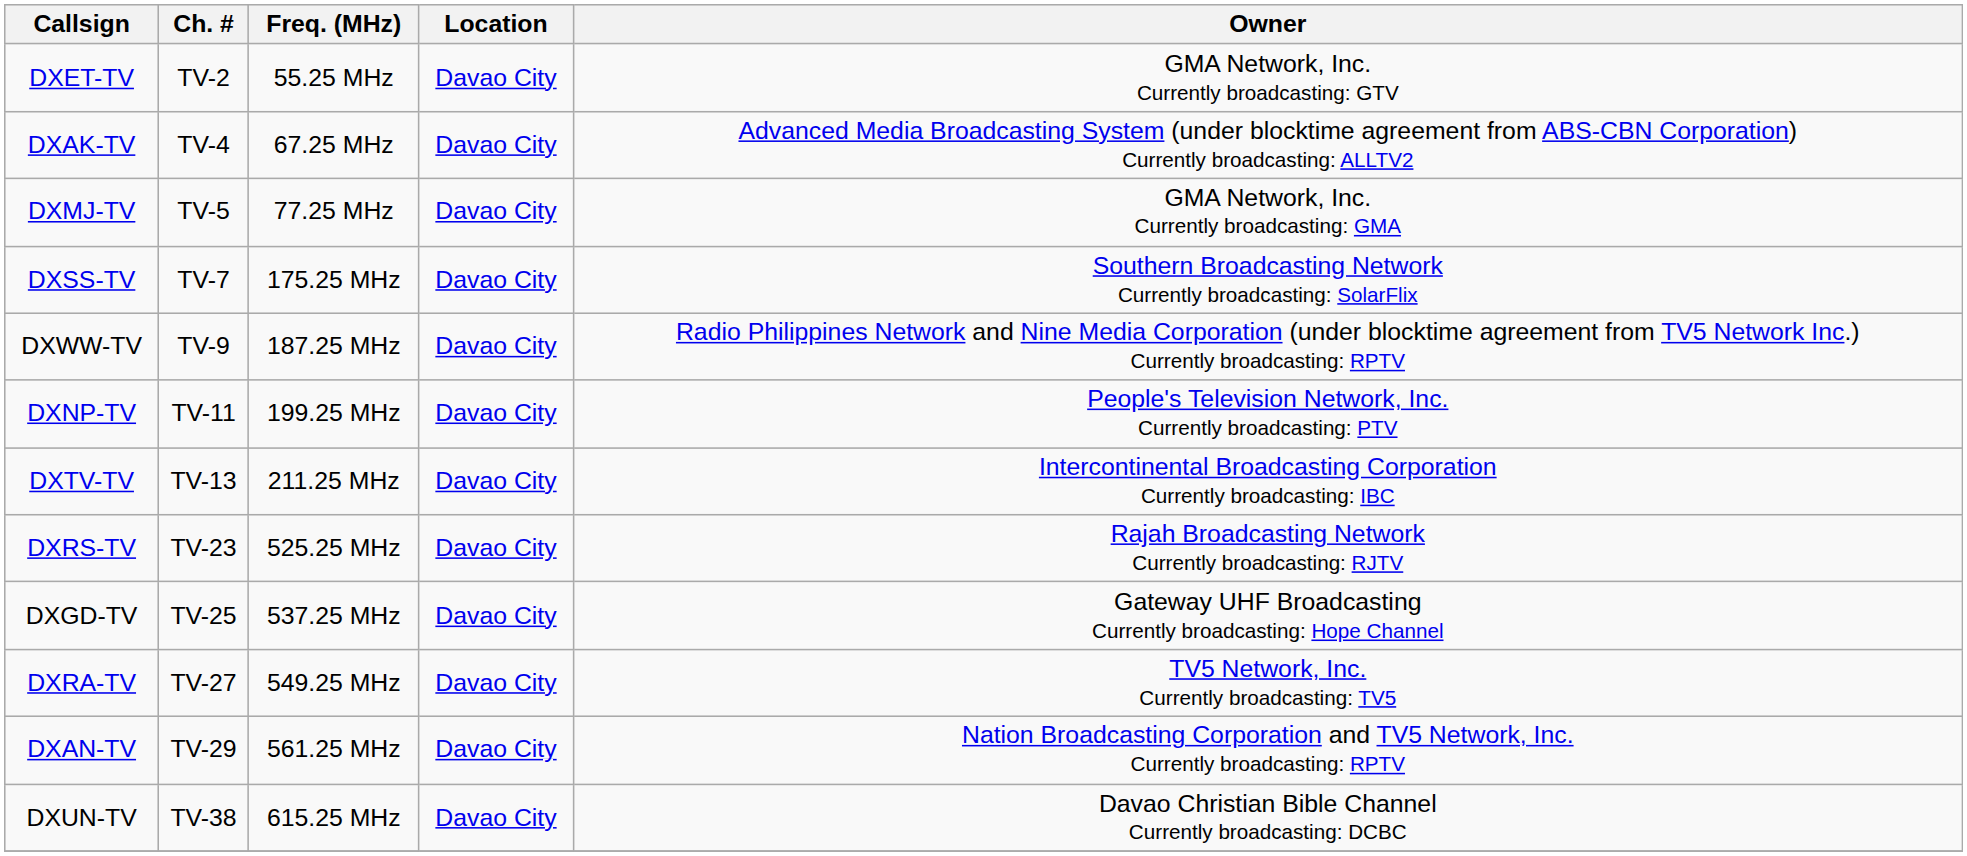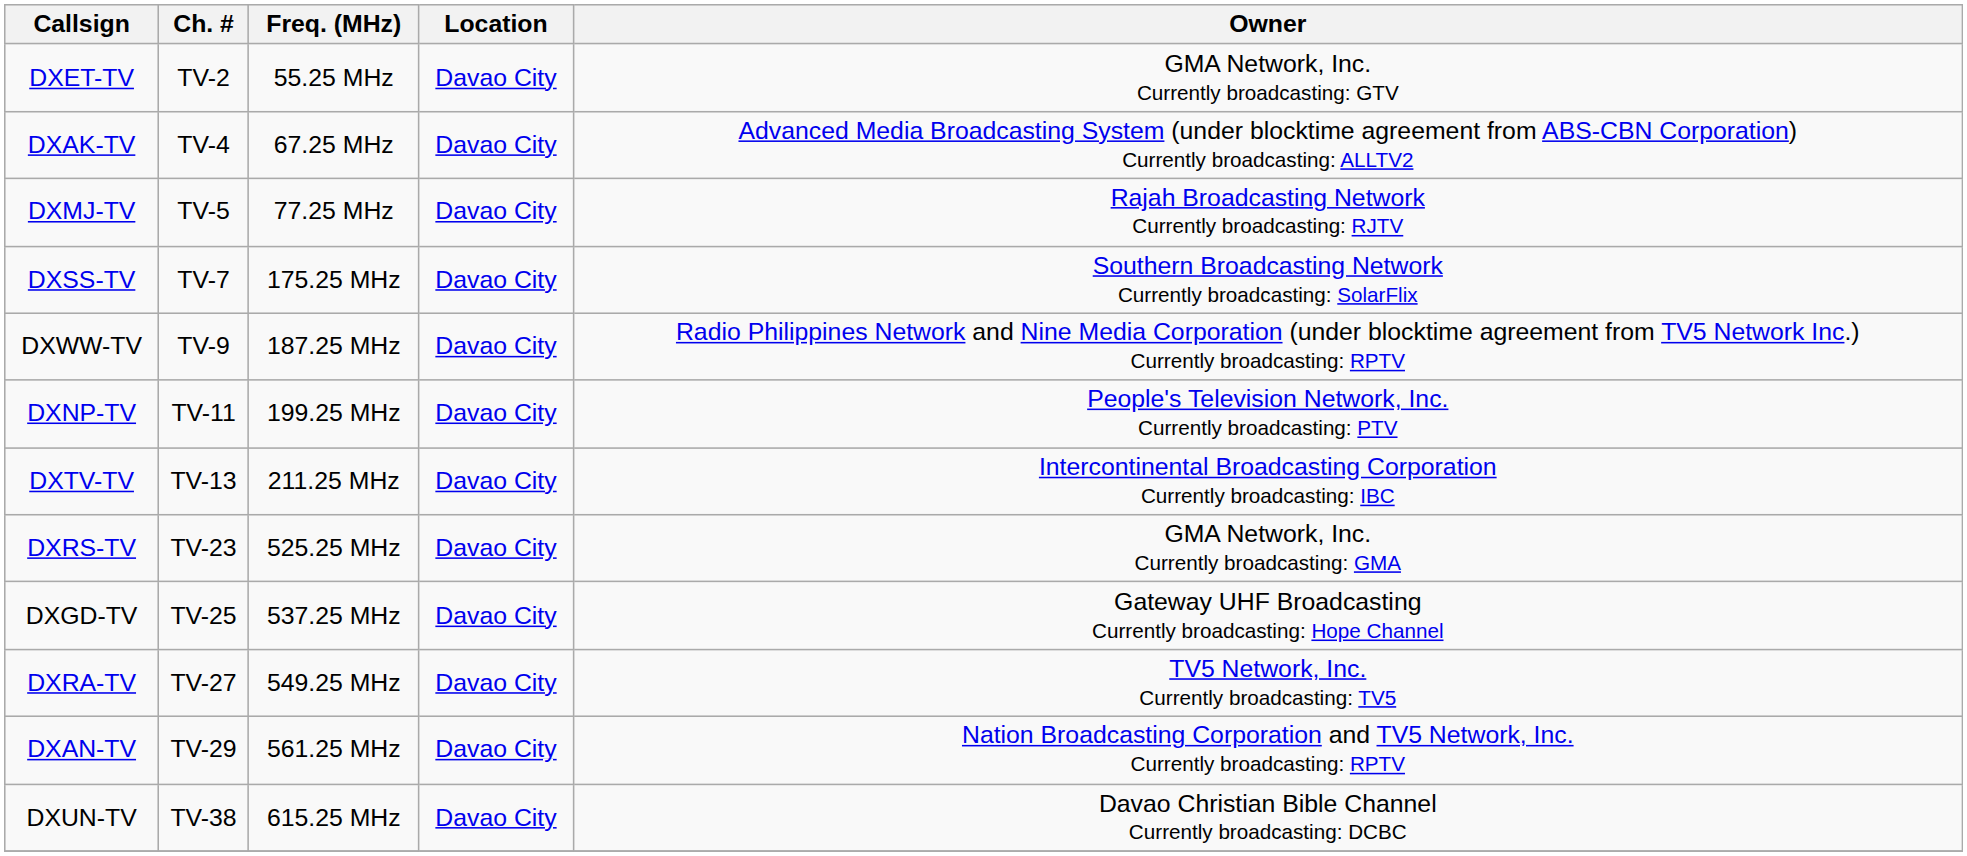(1268, 211) GMA Network, Inc. Currently broadcasting: GMA -> (1268, 211) Rajah Broadcasting Network Currently broadcasting: RJTV
(1268, 548) Rajah Broadcasting Network Currently broadcasting: RJTV -> (1268, 548) GMA Network, Inc. Currently broadcasting: GMA
